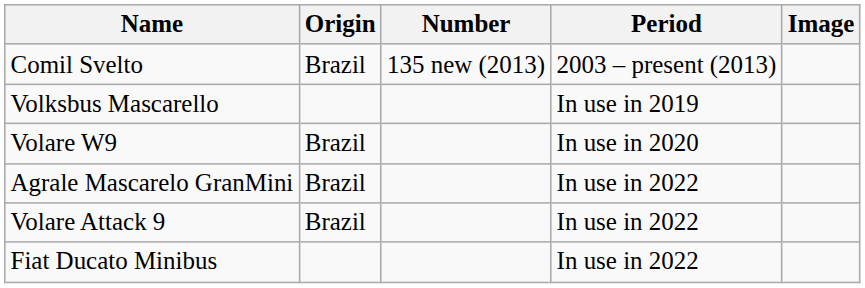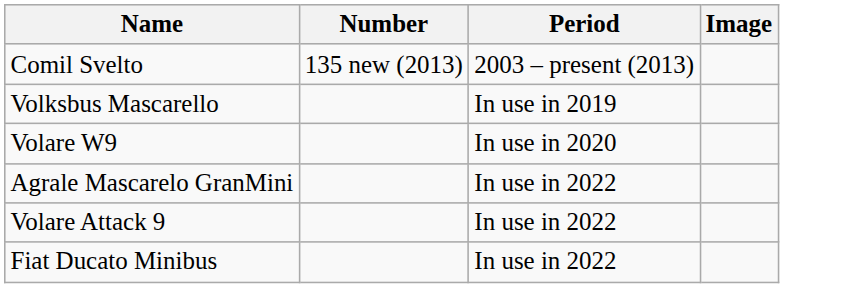- column: (340, 24)
